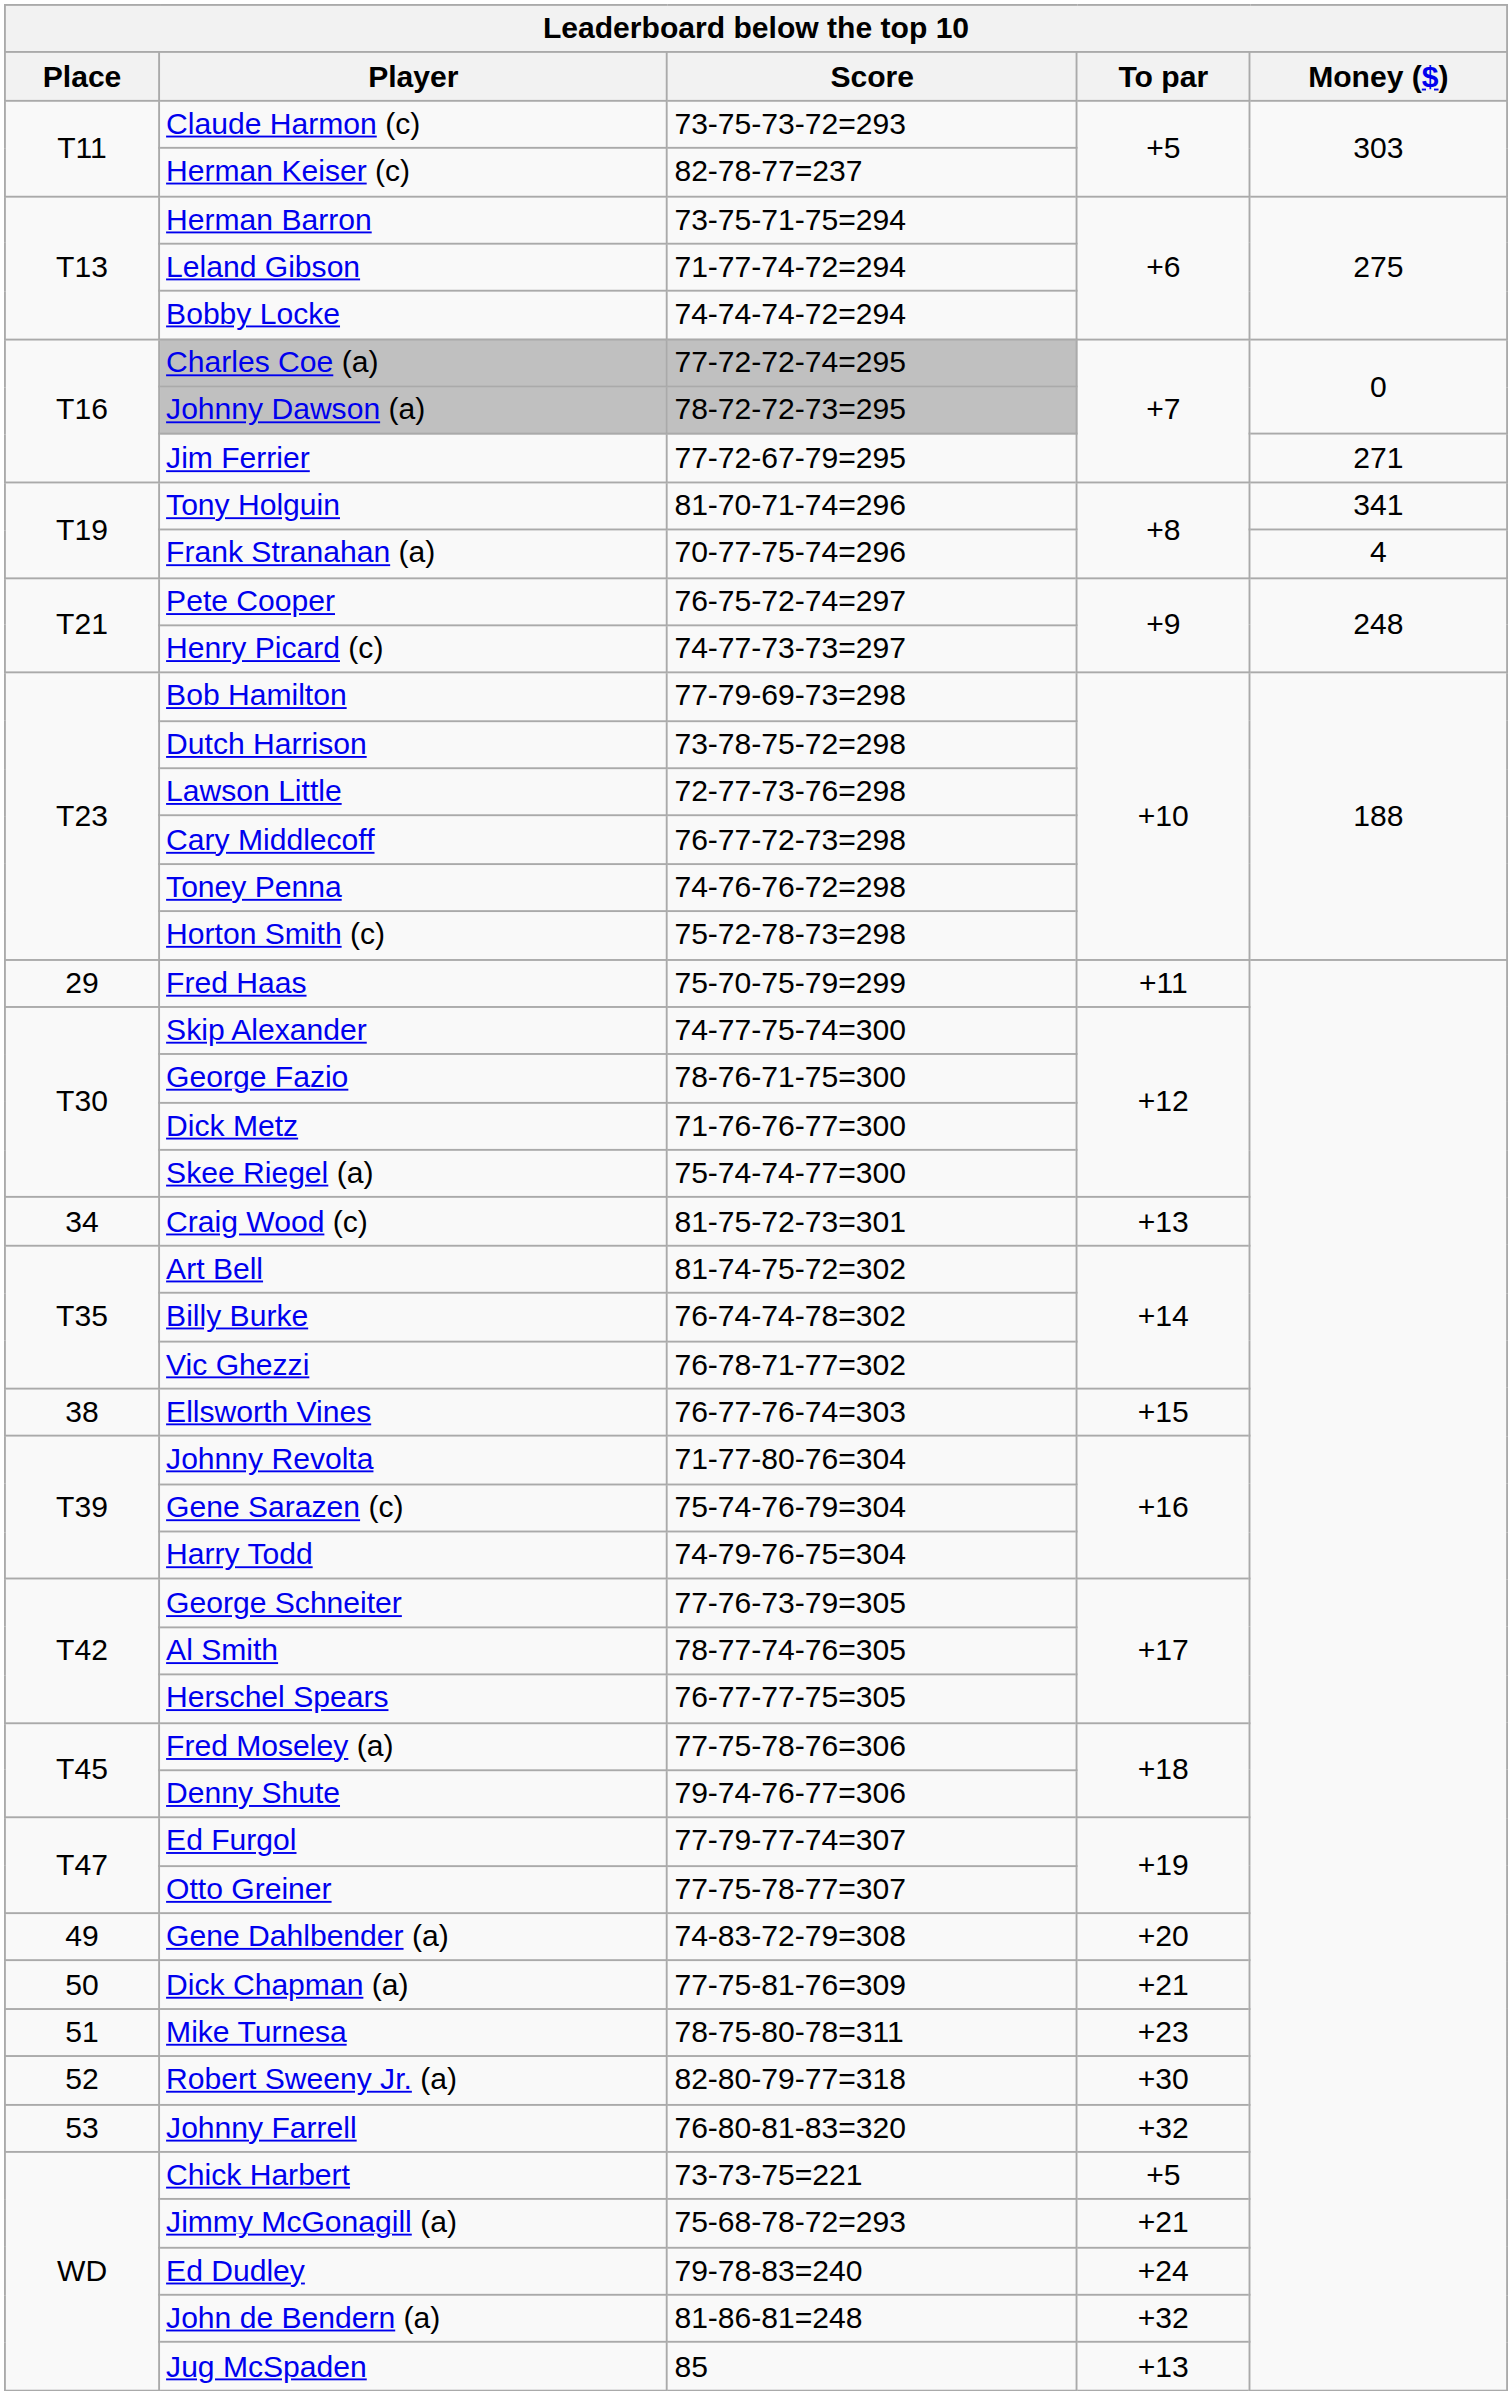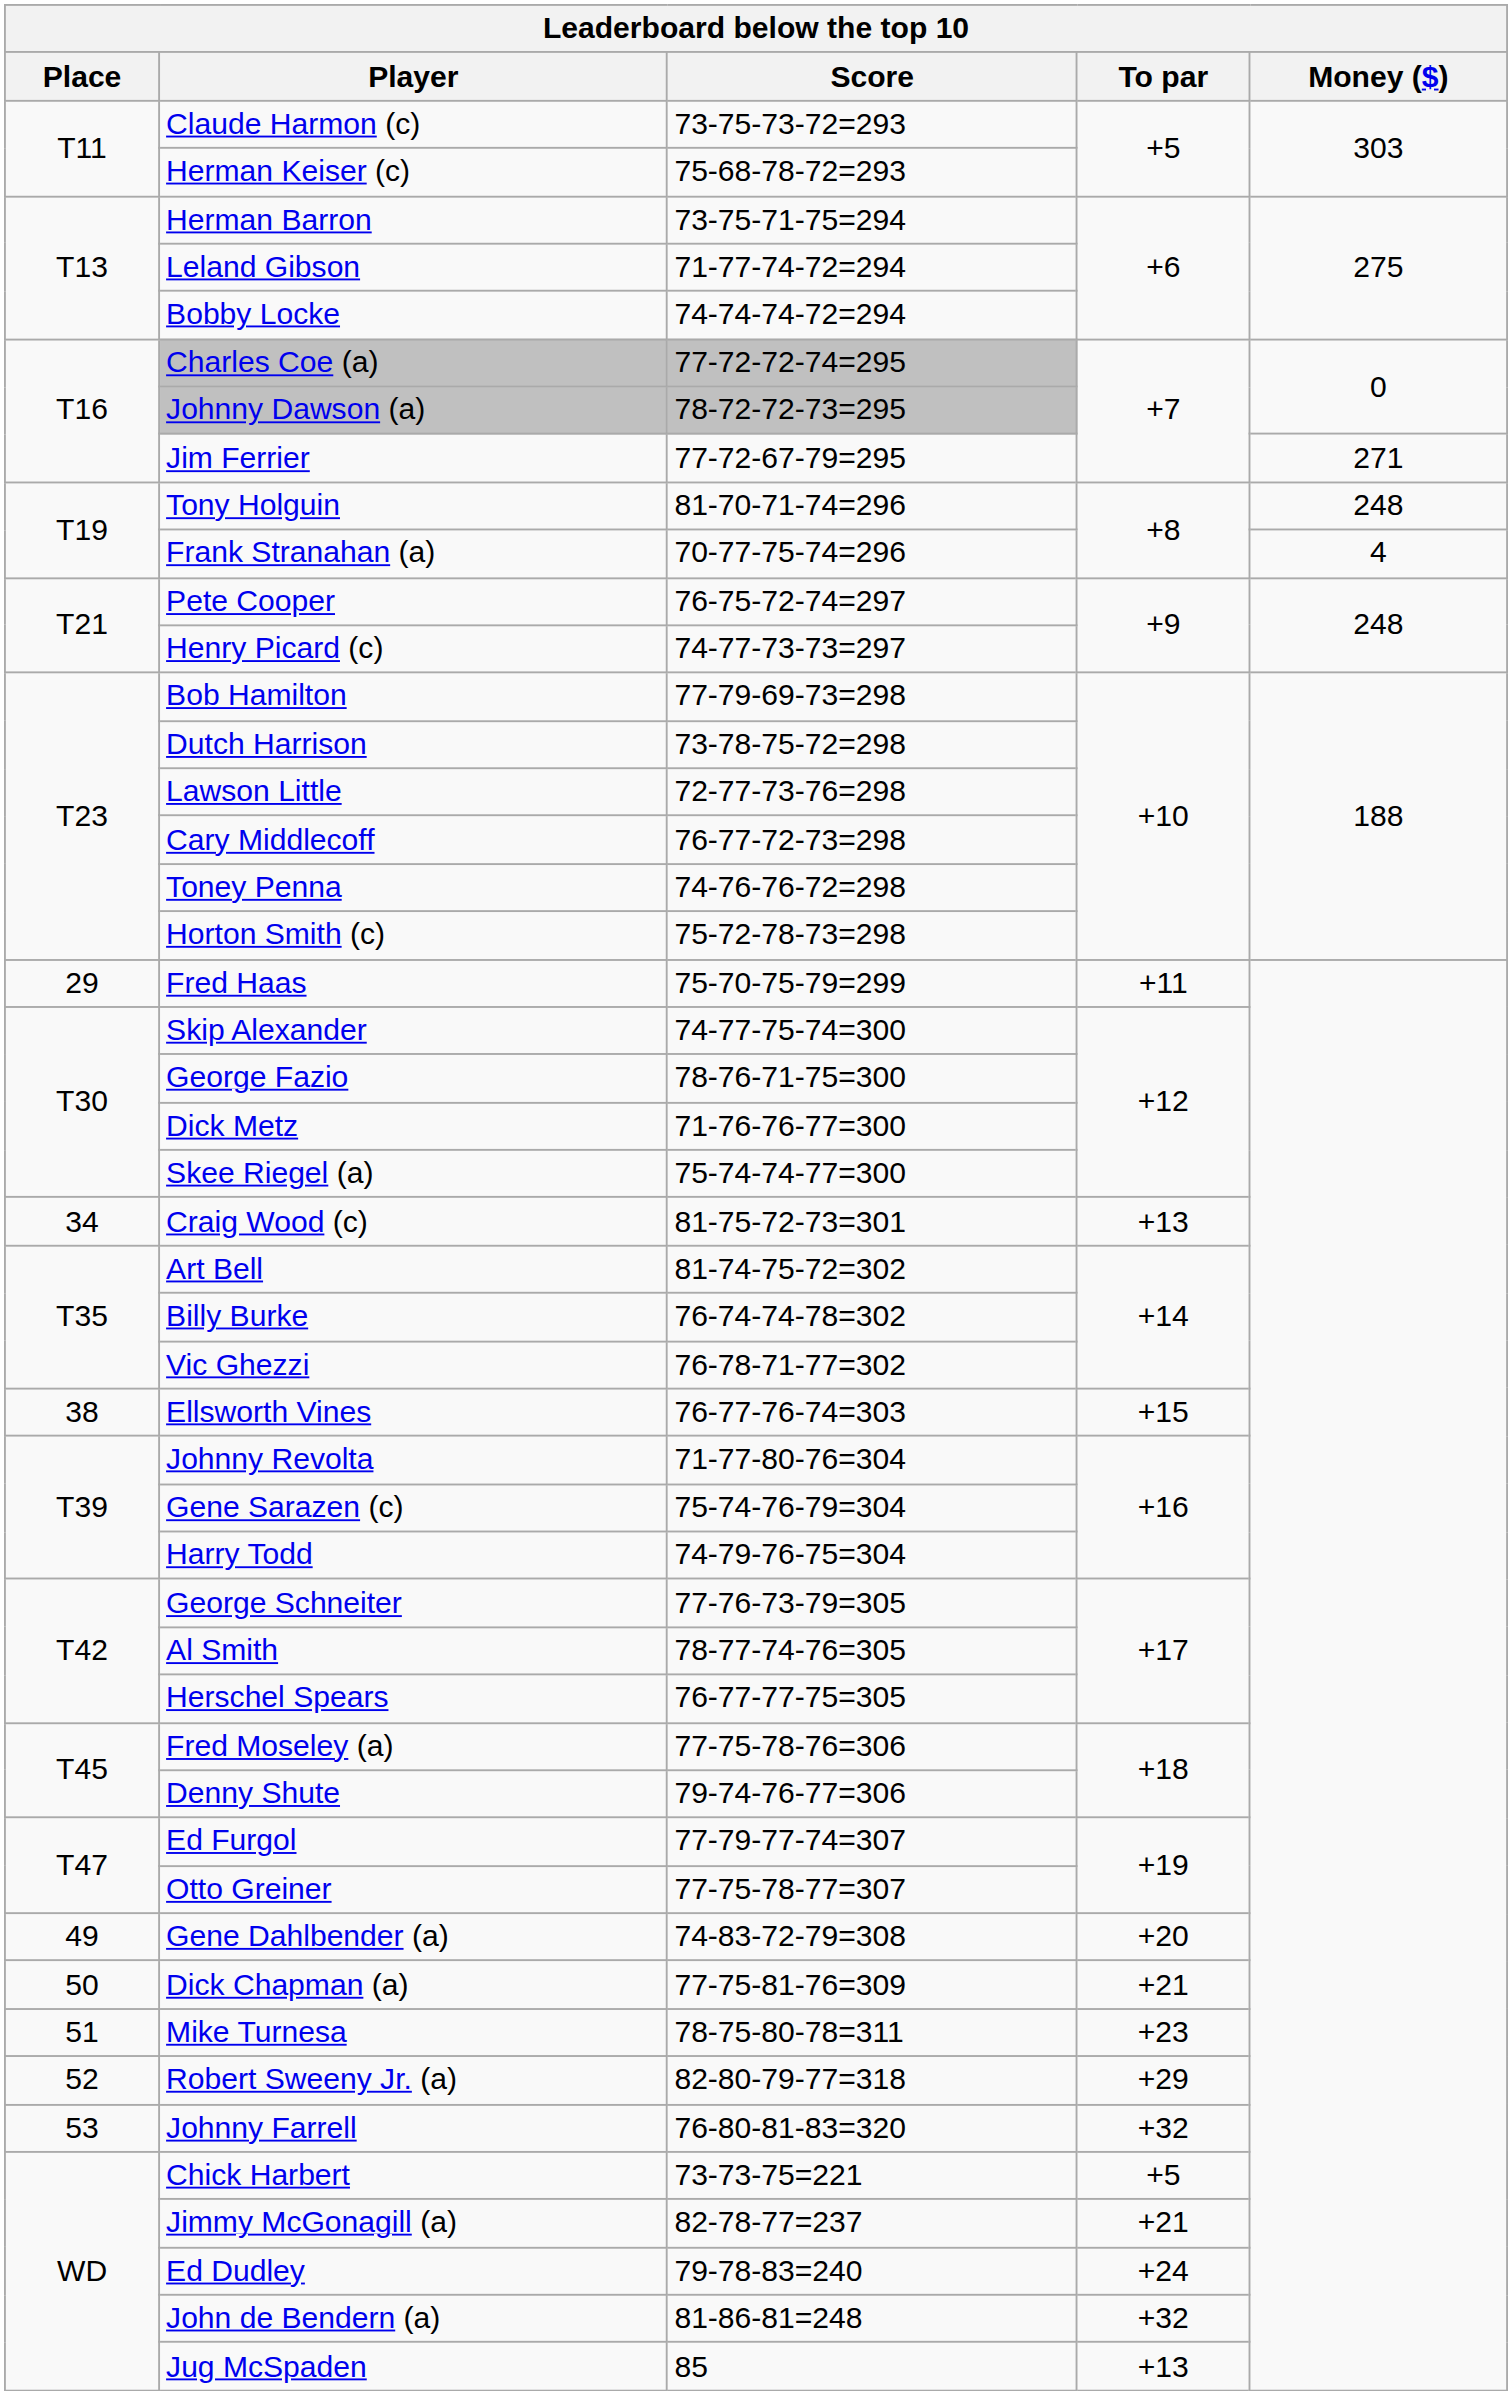(768, 171) 82-78-77=237 -> (790, 171) 75-68-78-72=293
(1378, 505) 341 -> (1378, 505) 248
(1163, 2079) +30 -> (1163, 2079) +29
(790, 2222) 75-68-78-72=293 -> (768, 2222) 82-78-77=237
